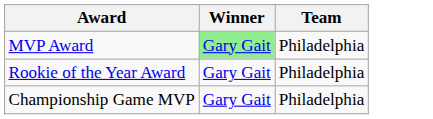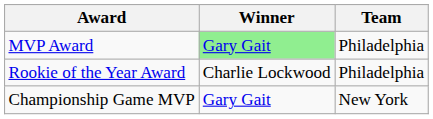(237, 72) Gary Gait -> (267, 72) Charlie Lockwood
(321, 99) Philadelphia -> (373, 99) New York
